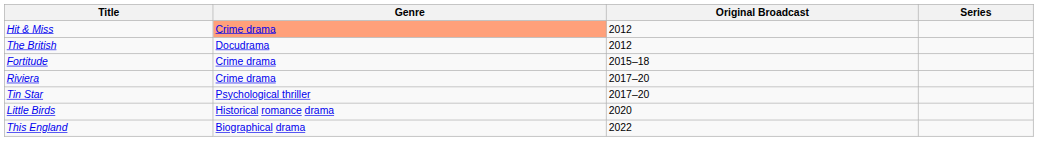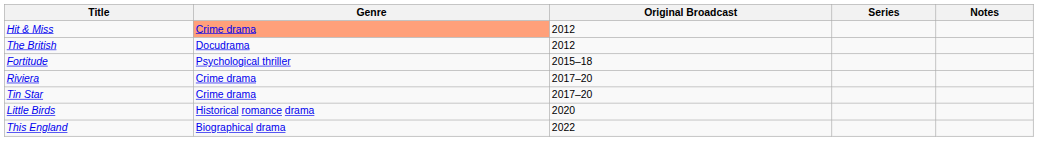+ column: (985, 12)
(246, 62) Crime drama -> (243, 62) Psychological thriller
(263, 95) Psychological thriller -> (226, 95) Crime drama
